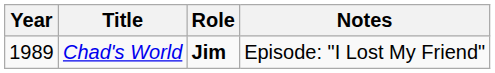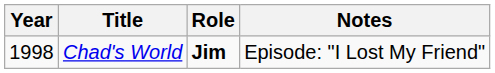(31, 52) 1989 -> (31, 52) 1998
